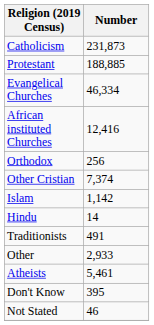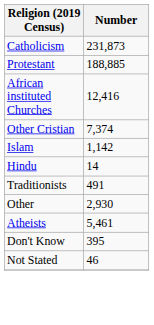- row: (35, 90)
- row: (30, 161)
(100, 254) 2,933 -> (100, 204) 2,930
